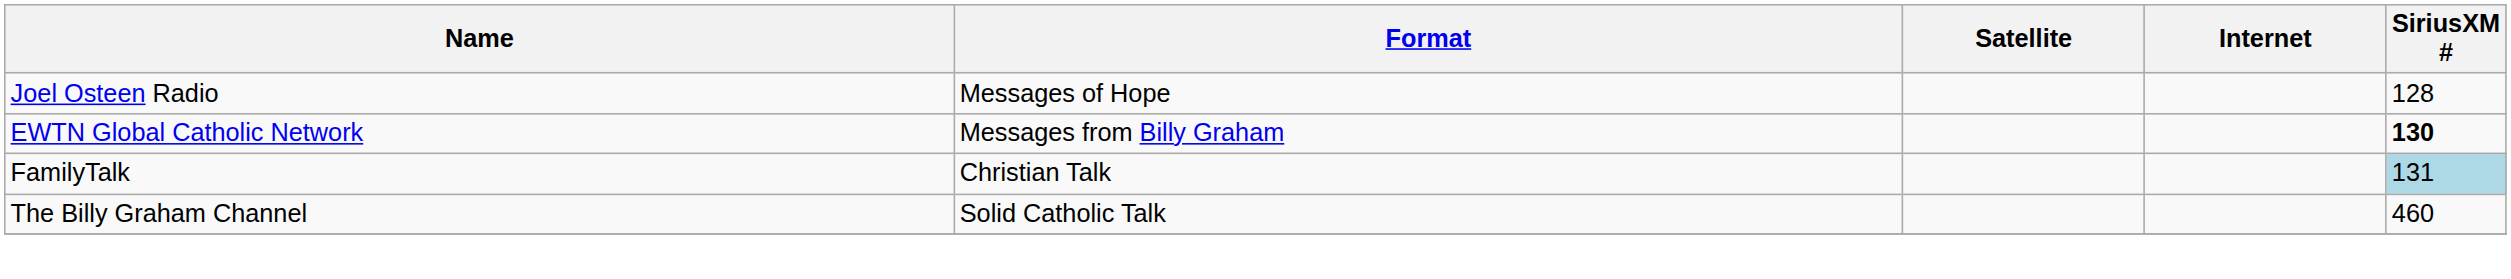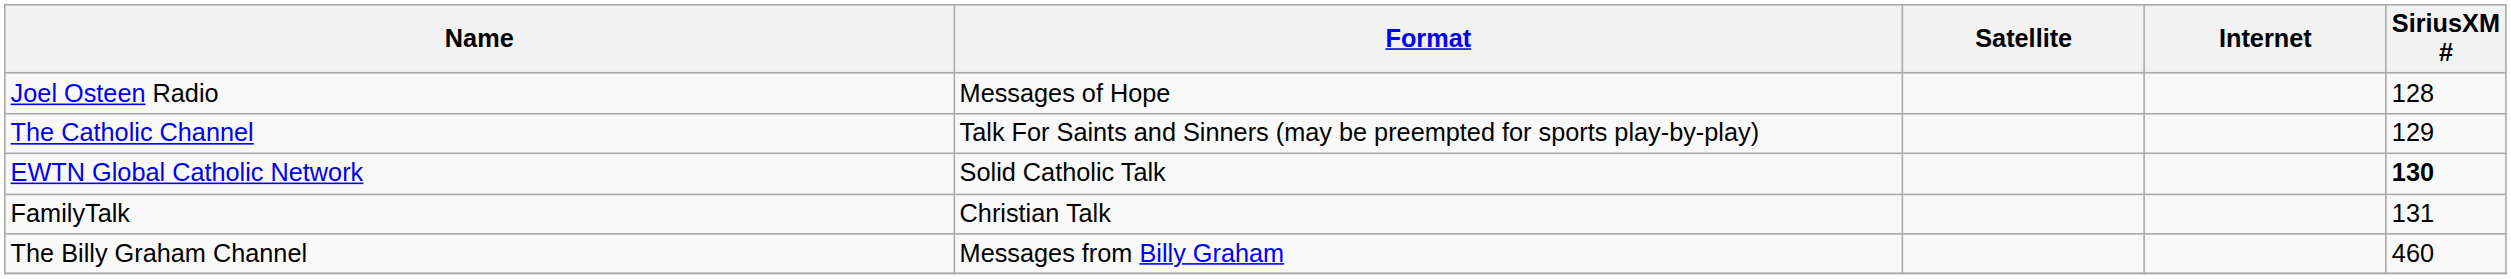+ row: (132, 133)
(1122, 133) Messages from Billy Graham -> (1063, 173) Solid Catholic Talk
(2413, 173) lightblue background -> (2413, 213) no background
(1063, 213) Solid Catholic Talk -> (1122, 253) Messages from Billy Graham
